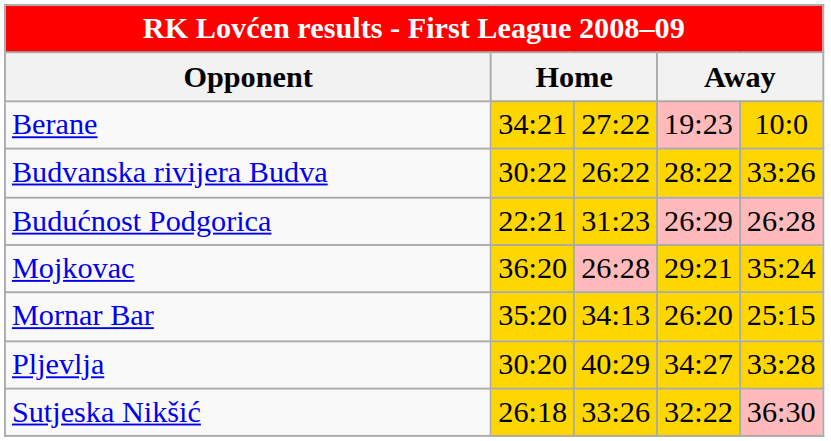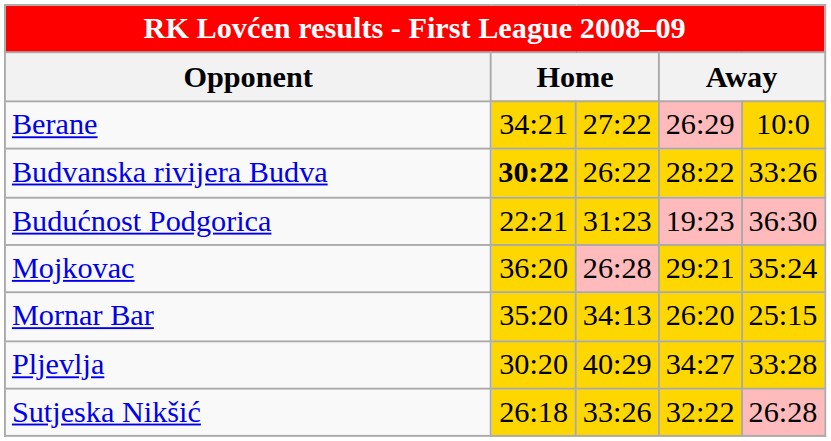(698, 124) 19:23 -> (700, 124) 26:29
(533, 172) normal -> (534, 172) bold
(698, 220) 26:29 -> (700, 220) 19:23
(781, 220) 26:28 -> (783, 220) 36:30
(781, 412) 36:30 -> (783, 412) 26:28
